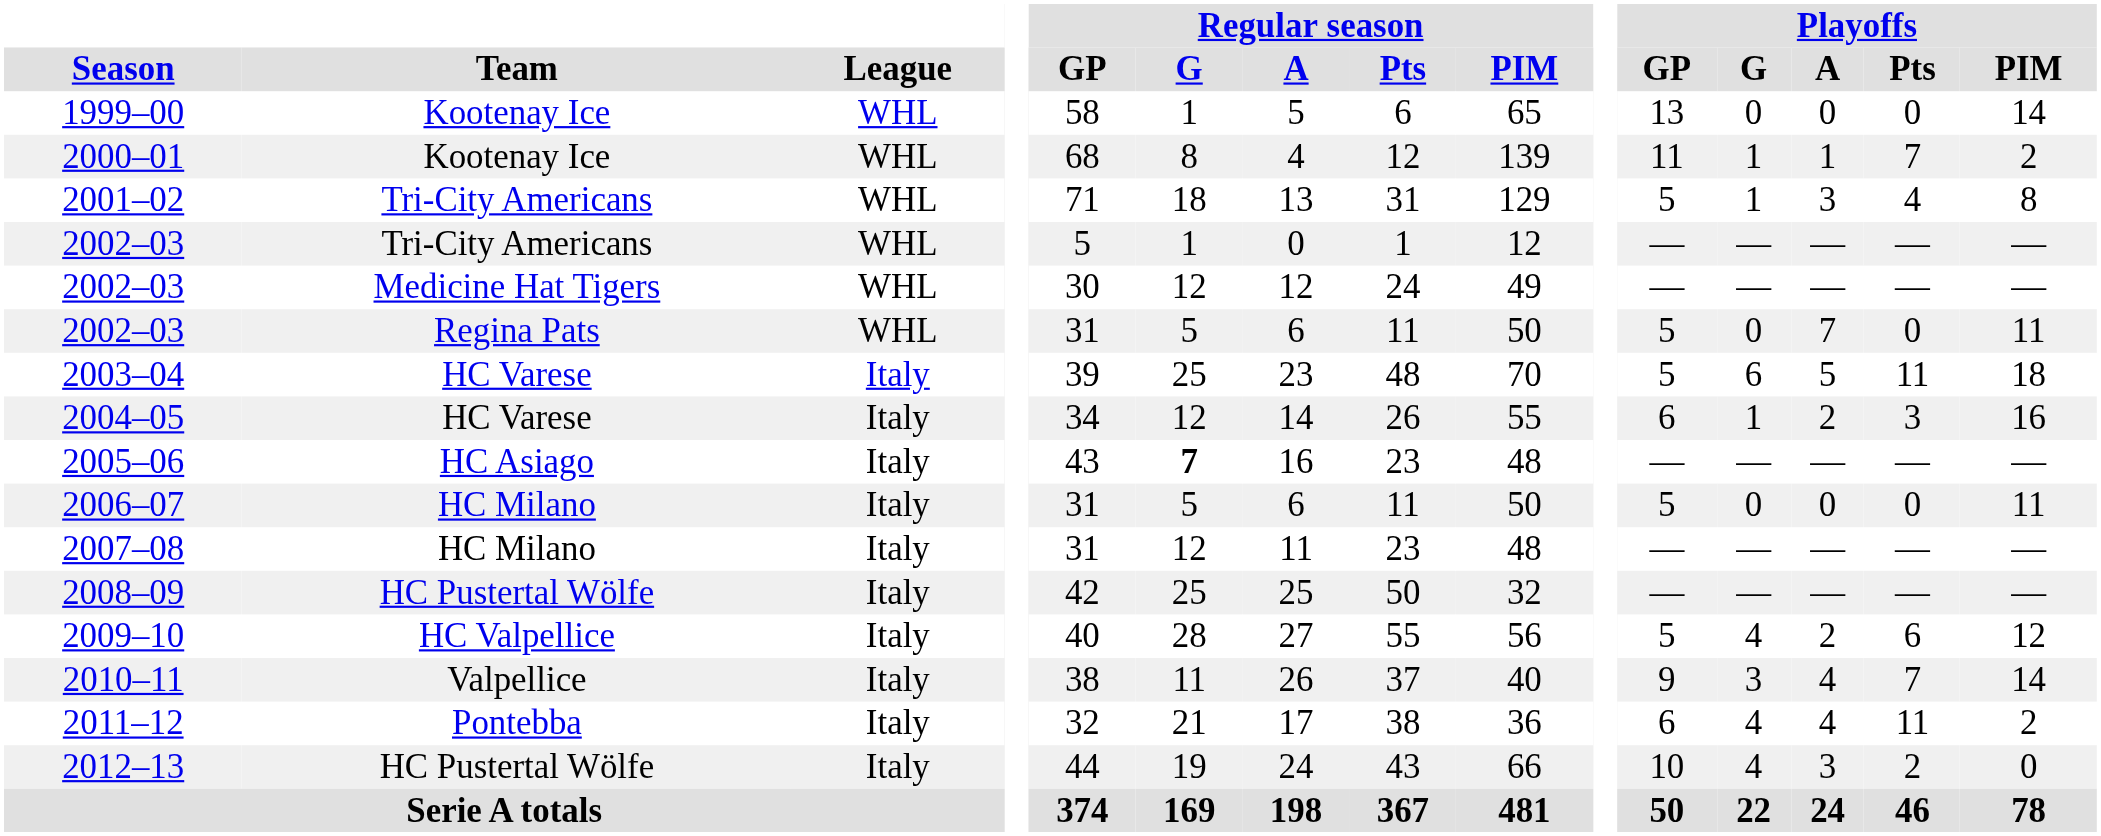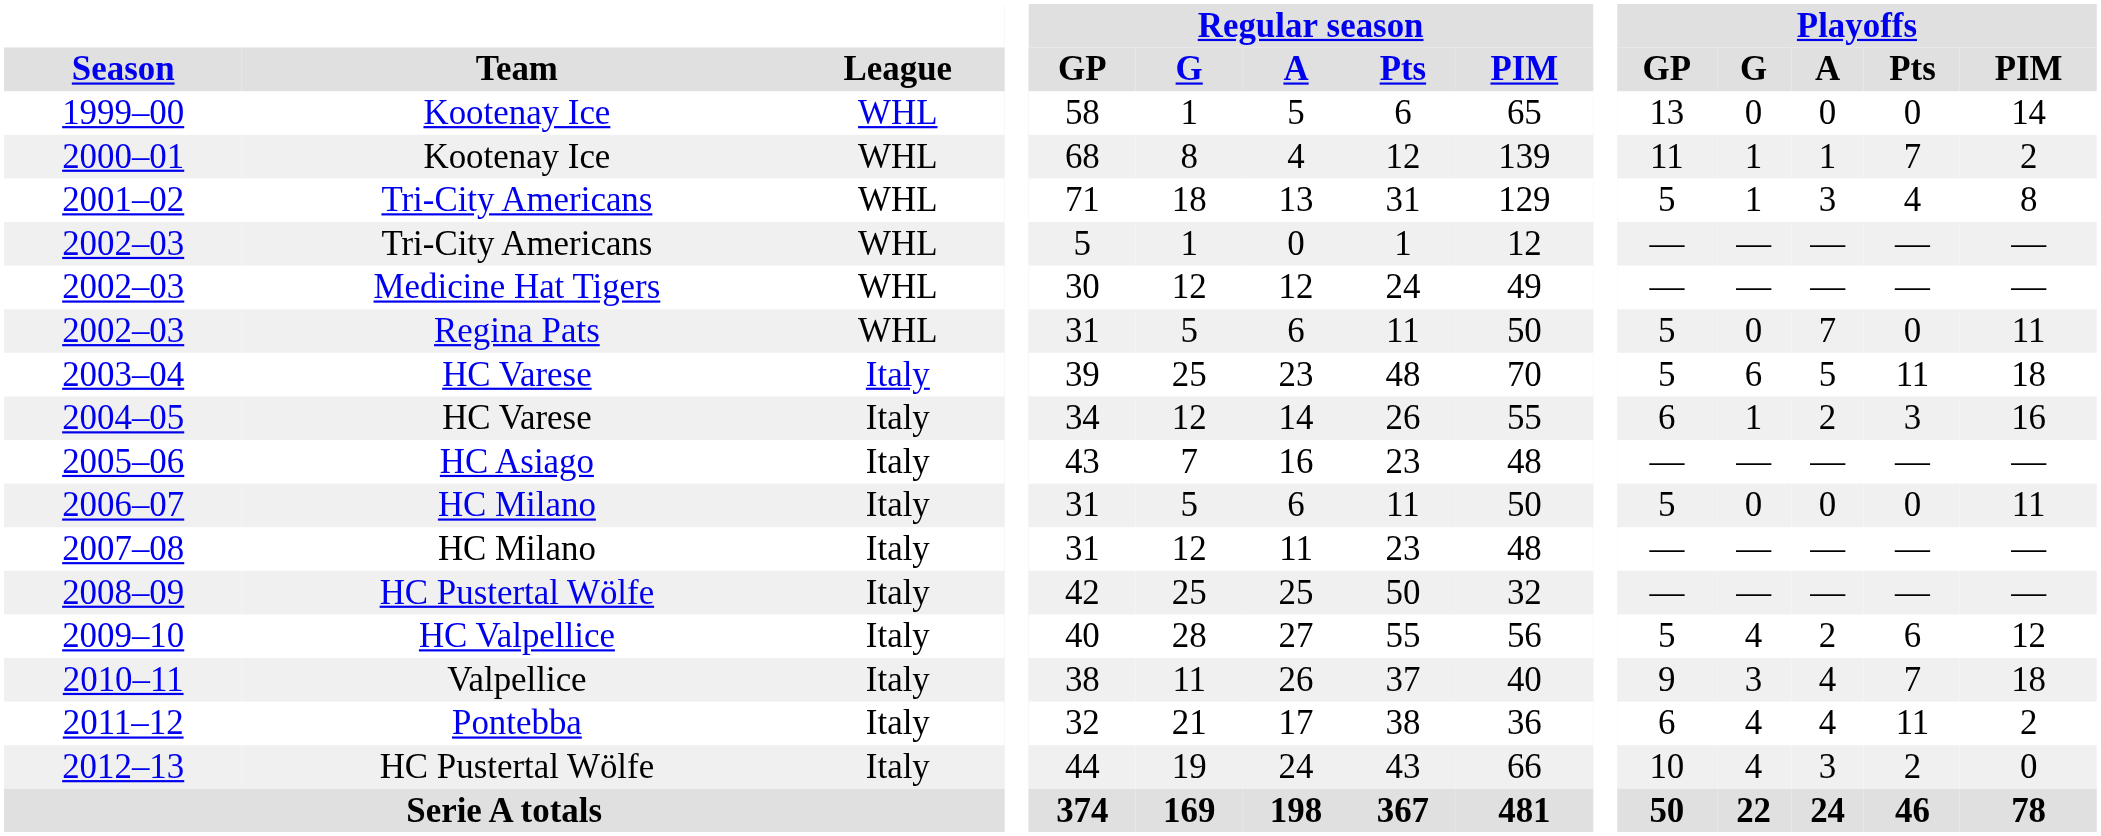(1189, 461) bold -> (1189, 461) normal
(2029, 679) 14 -> (2029, 679) 18
